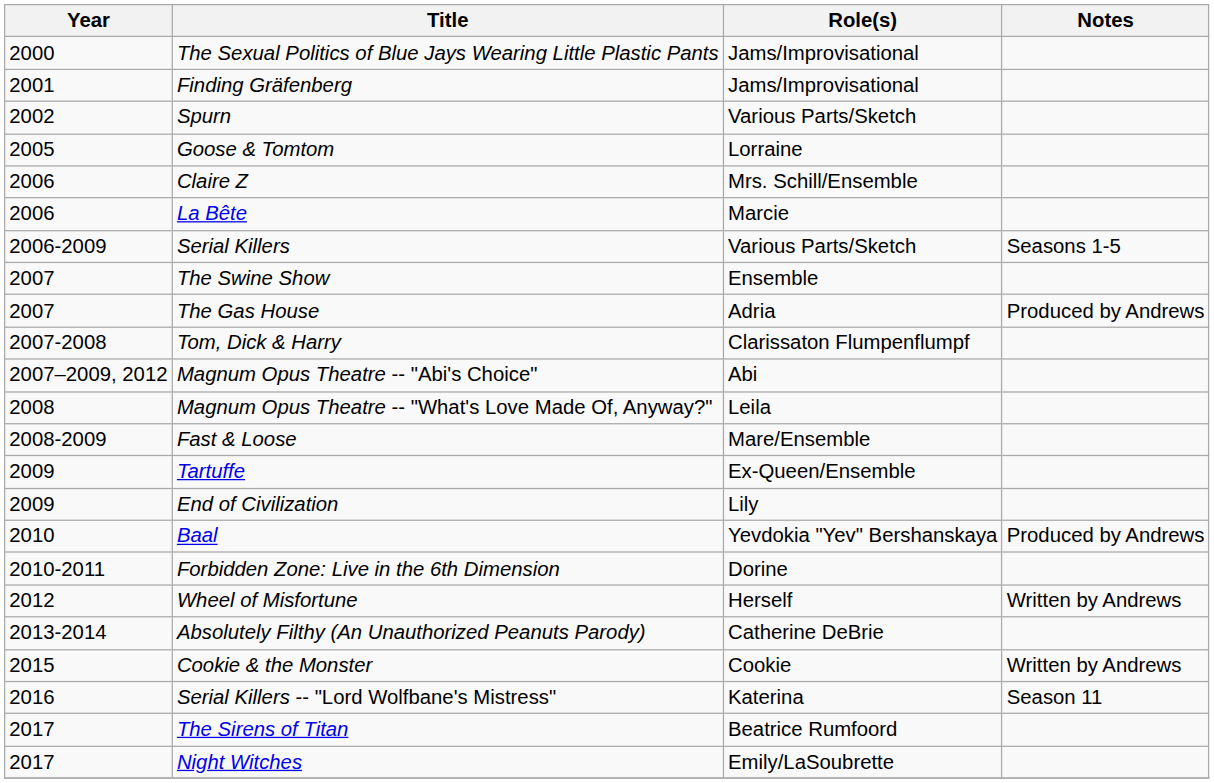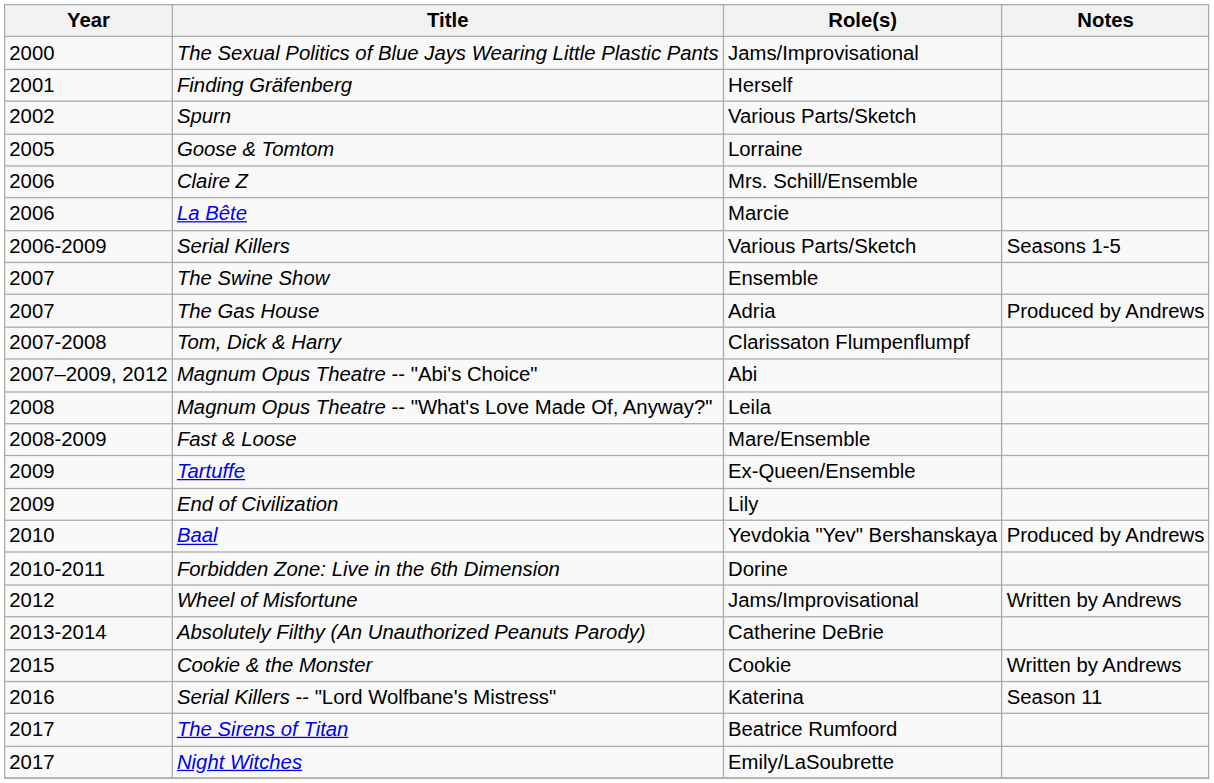(823, 85) Jams/Improvisational -> (760, 85) Herself
(760, 600) Herself -> (823, 600) Jams/Improvisational
